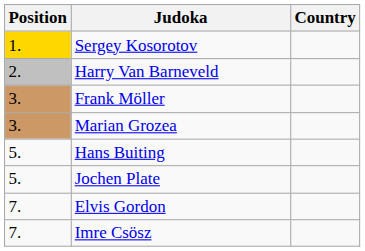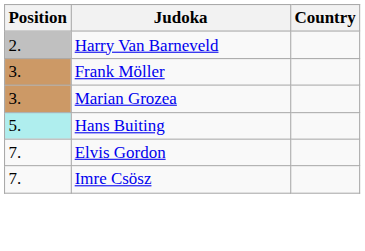- row: (136, 44)
(15, 152) no background -> (15, 125) paleturquoise background
- row: (117, 179)
